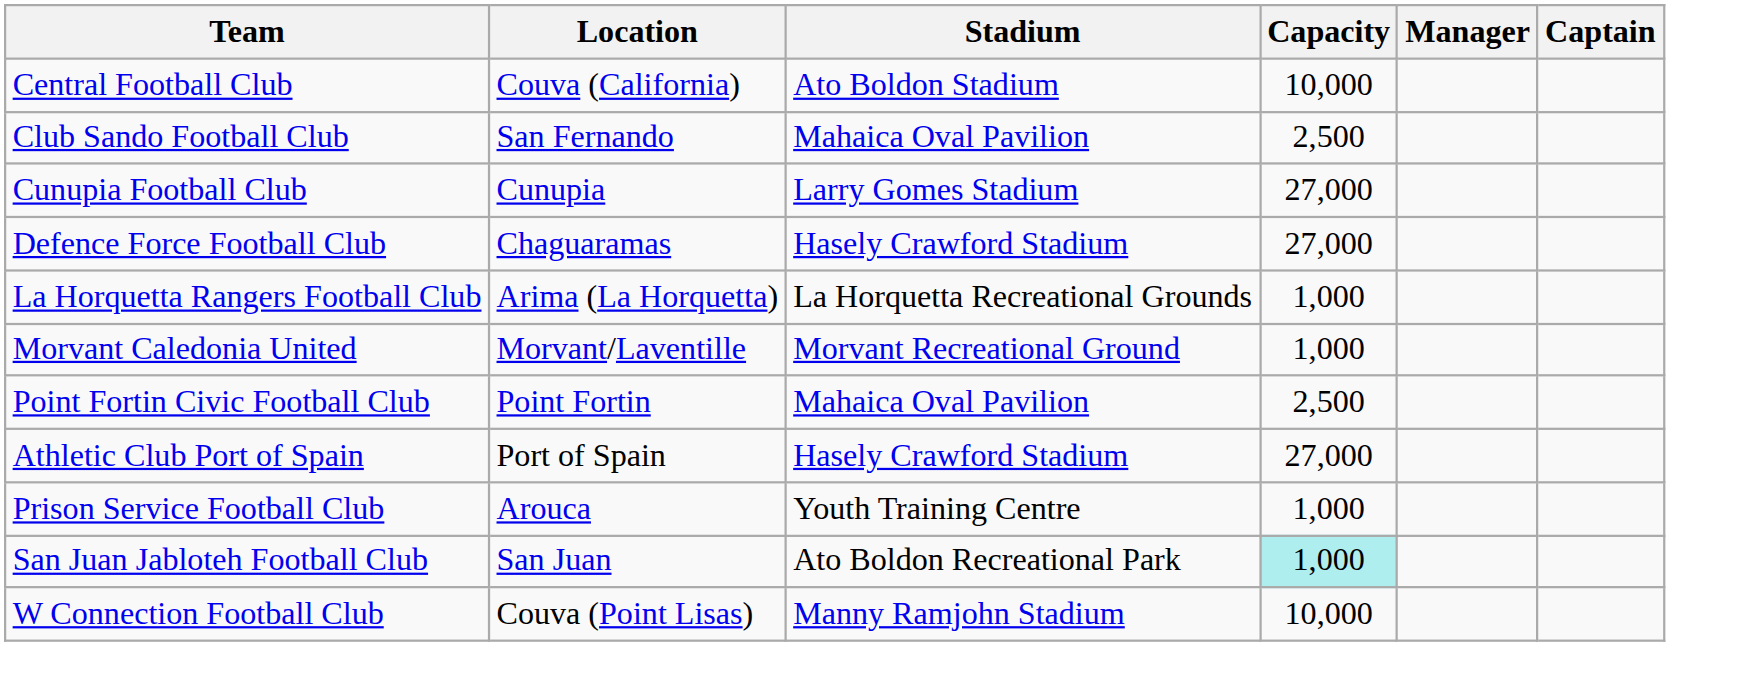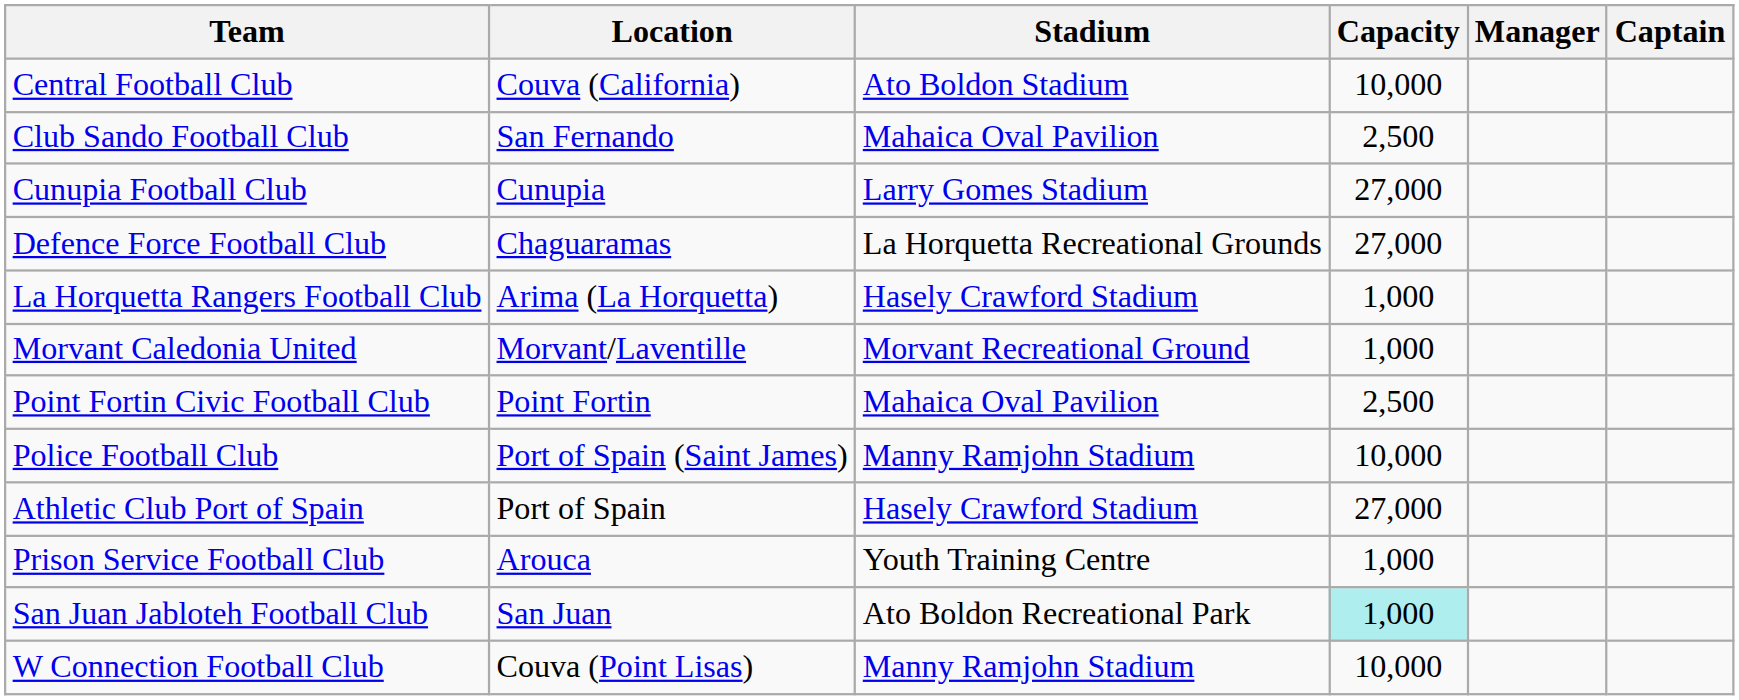(961, 243) Hasely Crawford Stadium -> (1092, 243) La Horquetta Recreational Grounds
(1023, 296) La Horquetta Recreational Grounds -> (1030, 296) Hasely Crawford Stadium
+ row: (145, 455)
